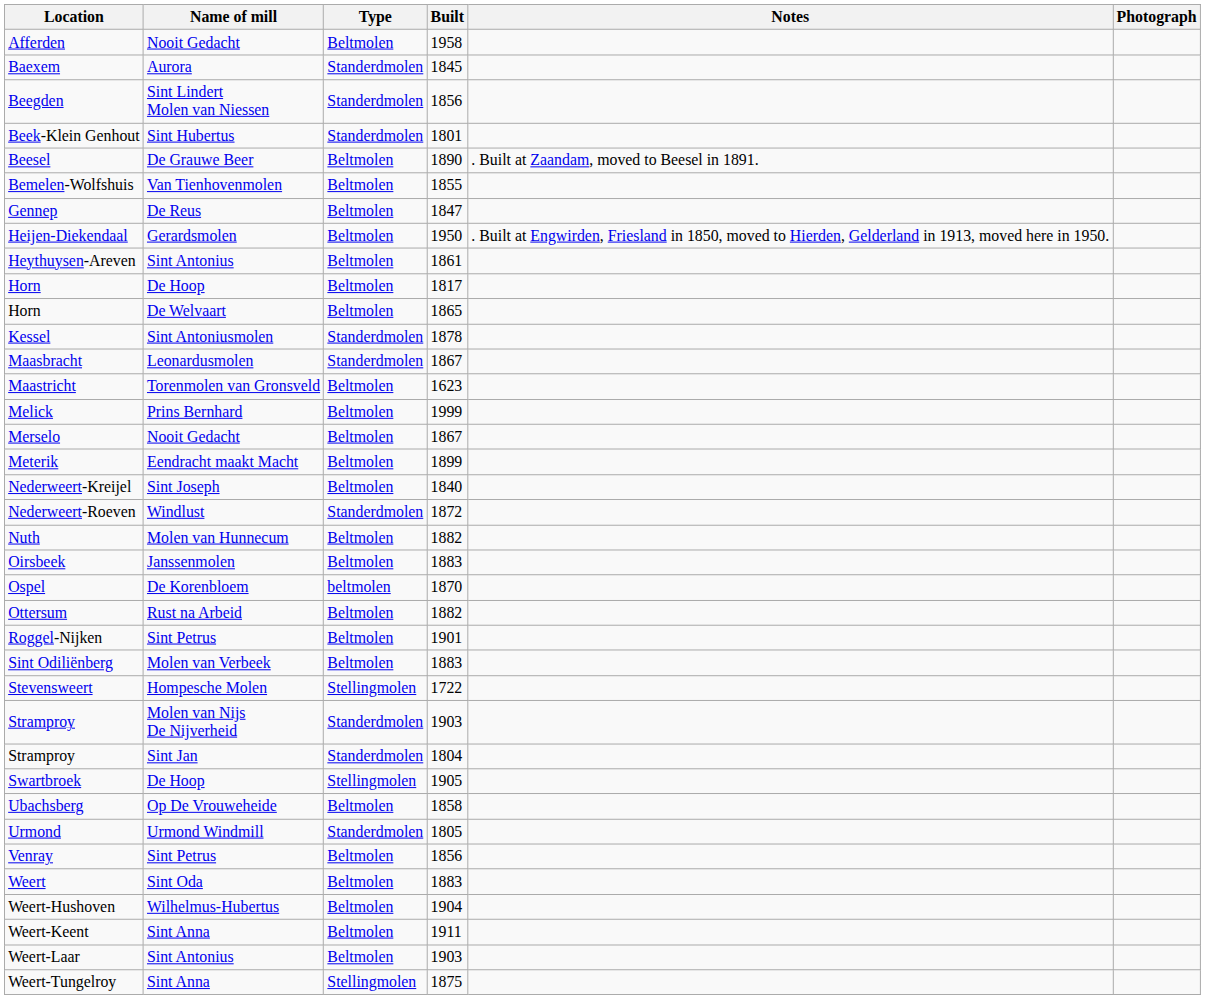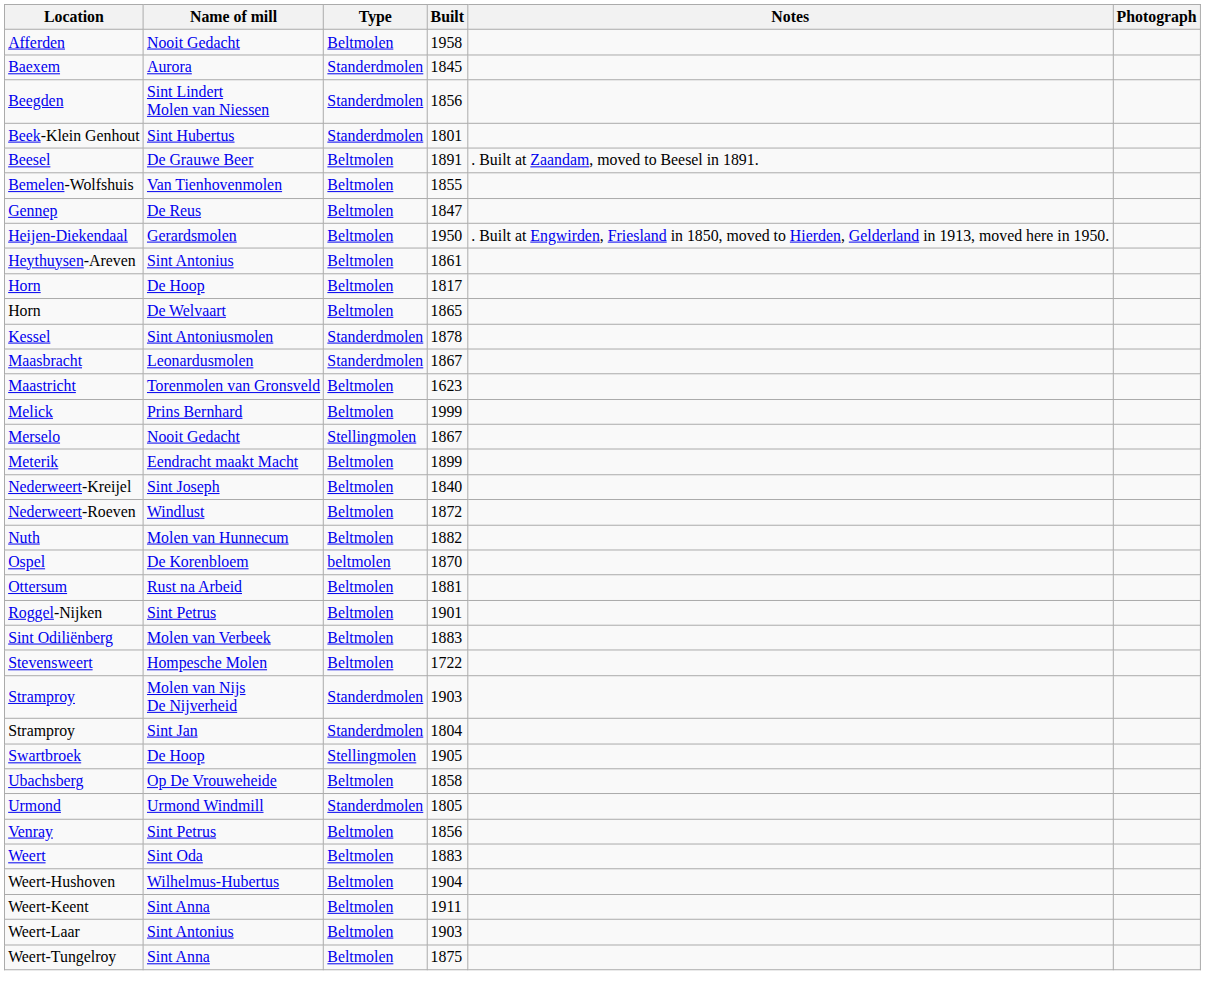(446, 160) 1890 -> (446, 160) 1891
(360, 436) Beltmolen -> (372, 436) Stellingmolen
(375, 512) Standerdmolen -> (360, 512) Beltmolen
- row: (37, 562)
(446, 612) 1882 -> (446, 587) 1881
(372, 688) Stellingmolen -> (360, 662) Beltmolen
(372, 982) Stellingmolen -> (360, 957) Beltmolen
